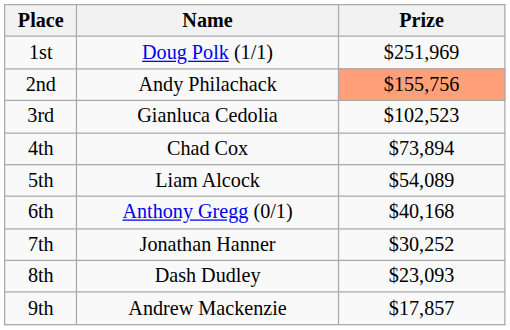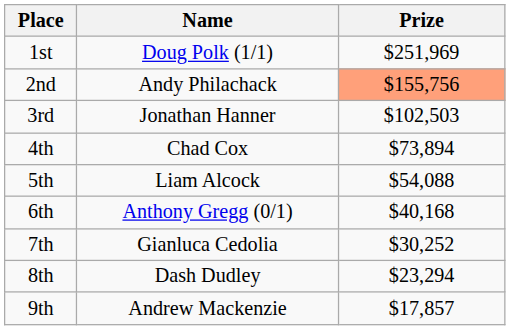(208, 116) Gianluca Cedolia -> (208, 116) Jonathan Hanner
(422, 116) $102,523 -> (422, 116) $102,503
(422, 180) $54,089 -> (422, 180) $54,088
(208, 244) Jonathan Hanner -> (208, 244) Gianluca Cedolia
(422, 276) $23,093 -> (422, 276) $23,294
